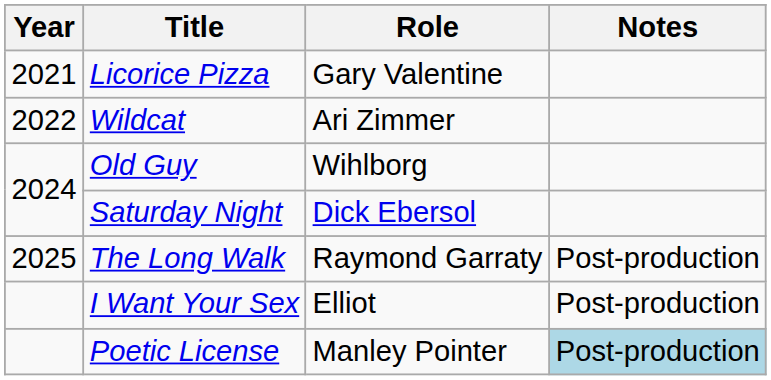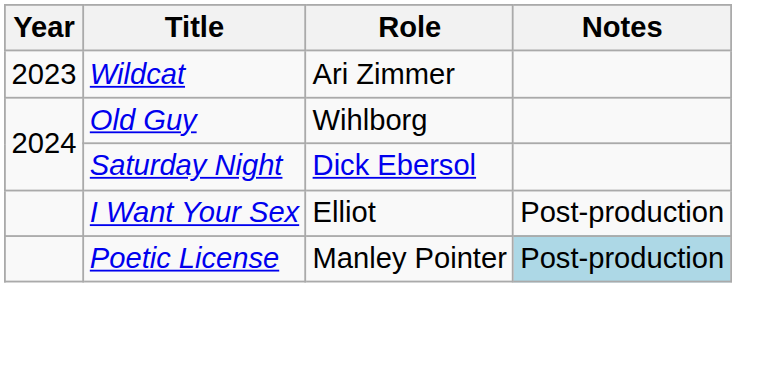- row: (180, 73)
(44, 119) 2022 -> (44, 73) 2023
- row: (187, 258)
